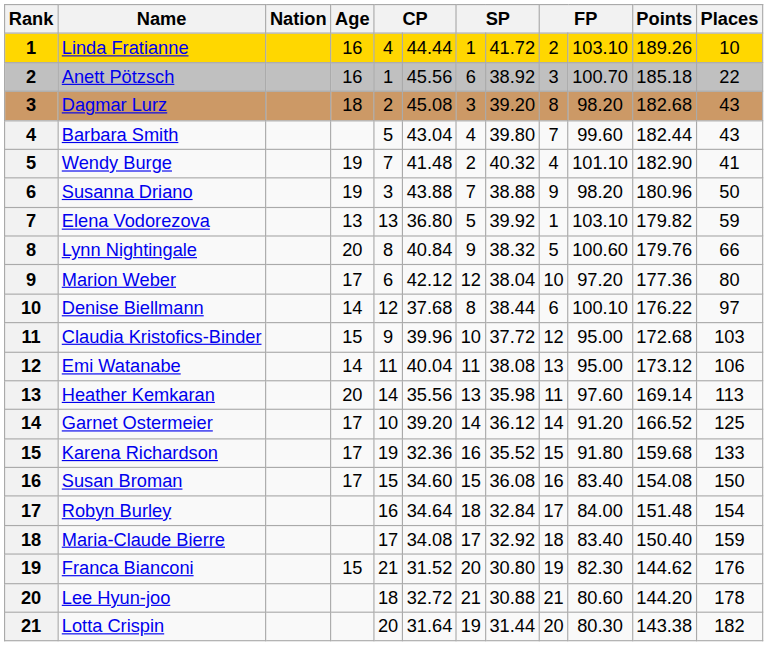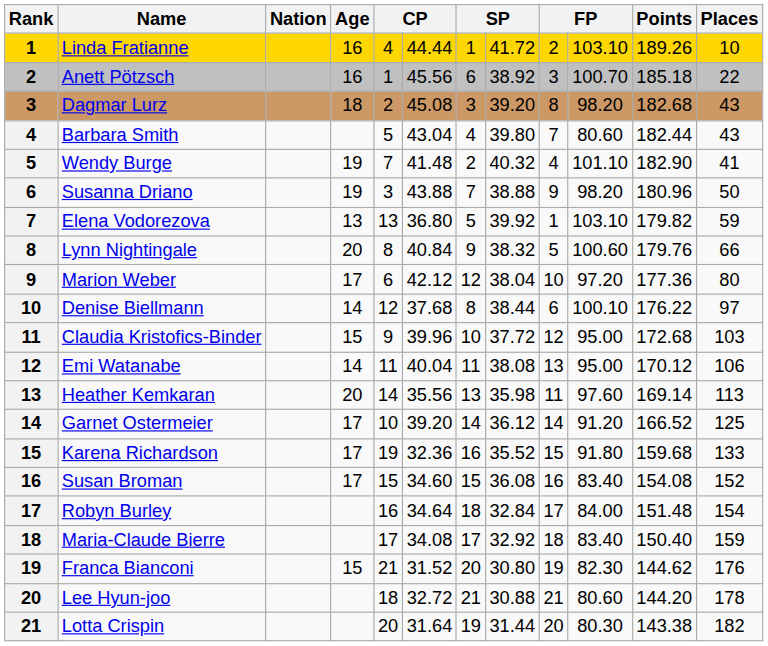(600, 134) 99.60 -> (600, 134) 80.60
(664, 366) 173.12 -> (664, 366) 170.12
(729, 481) 150 -> (729, 481) 152
